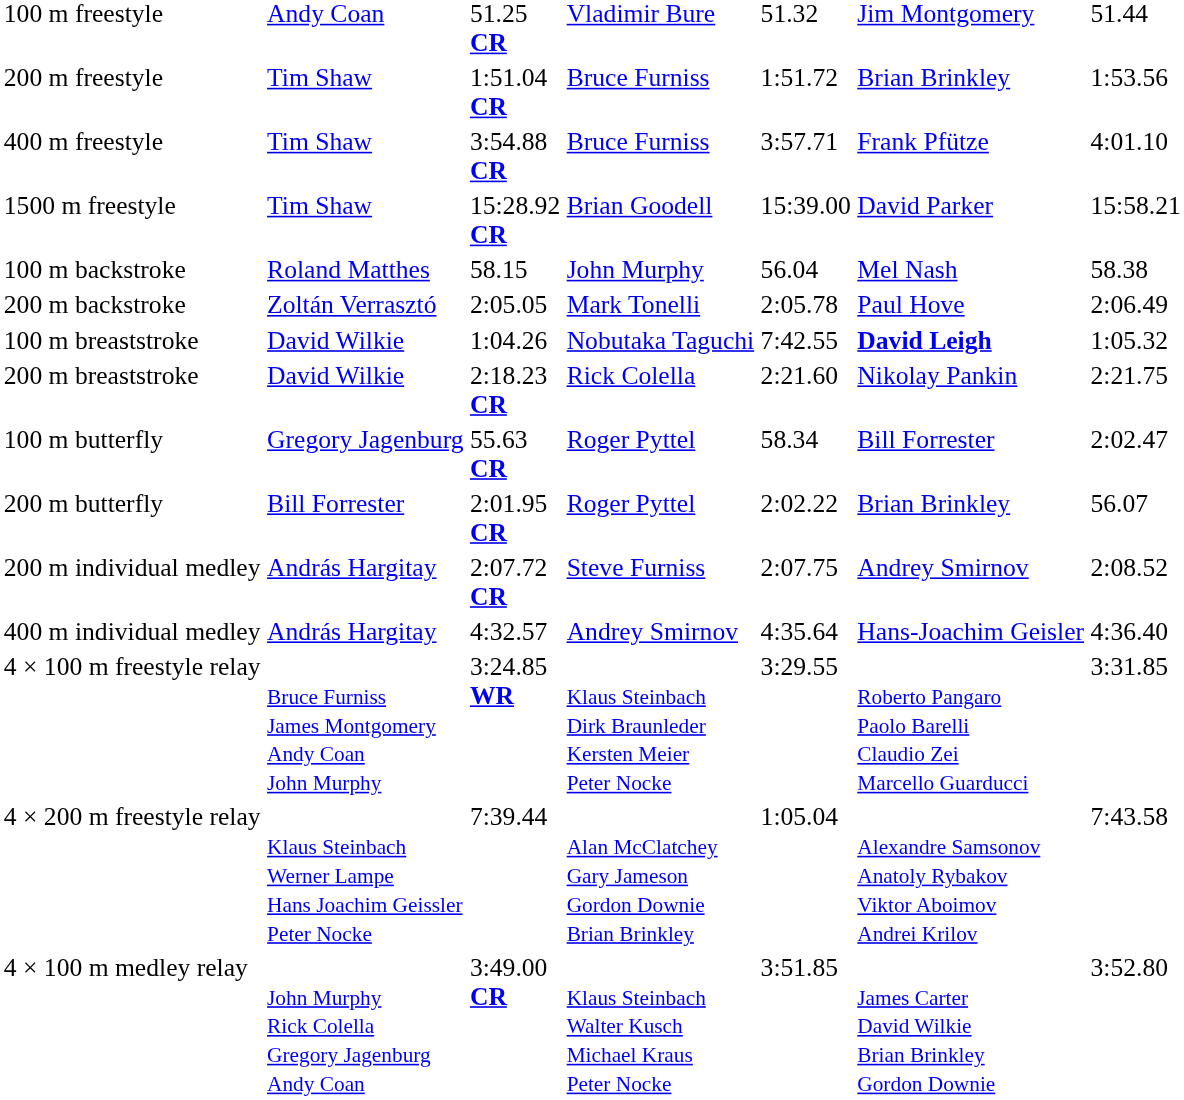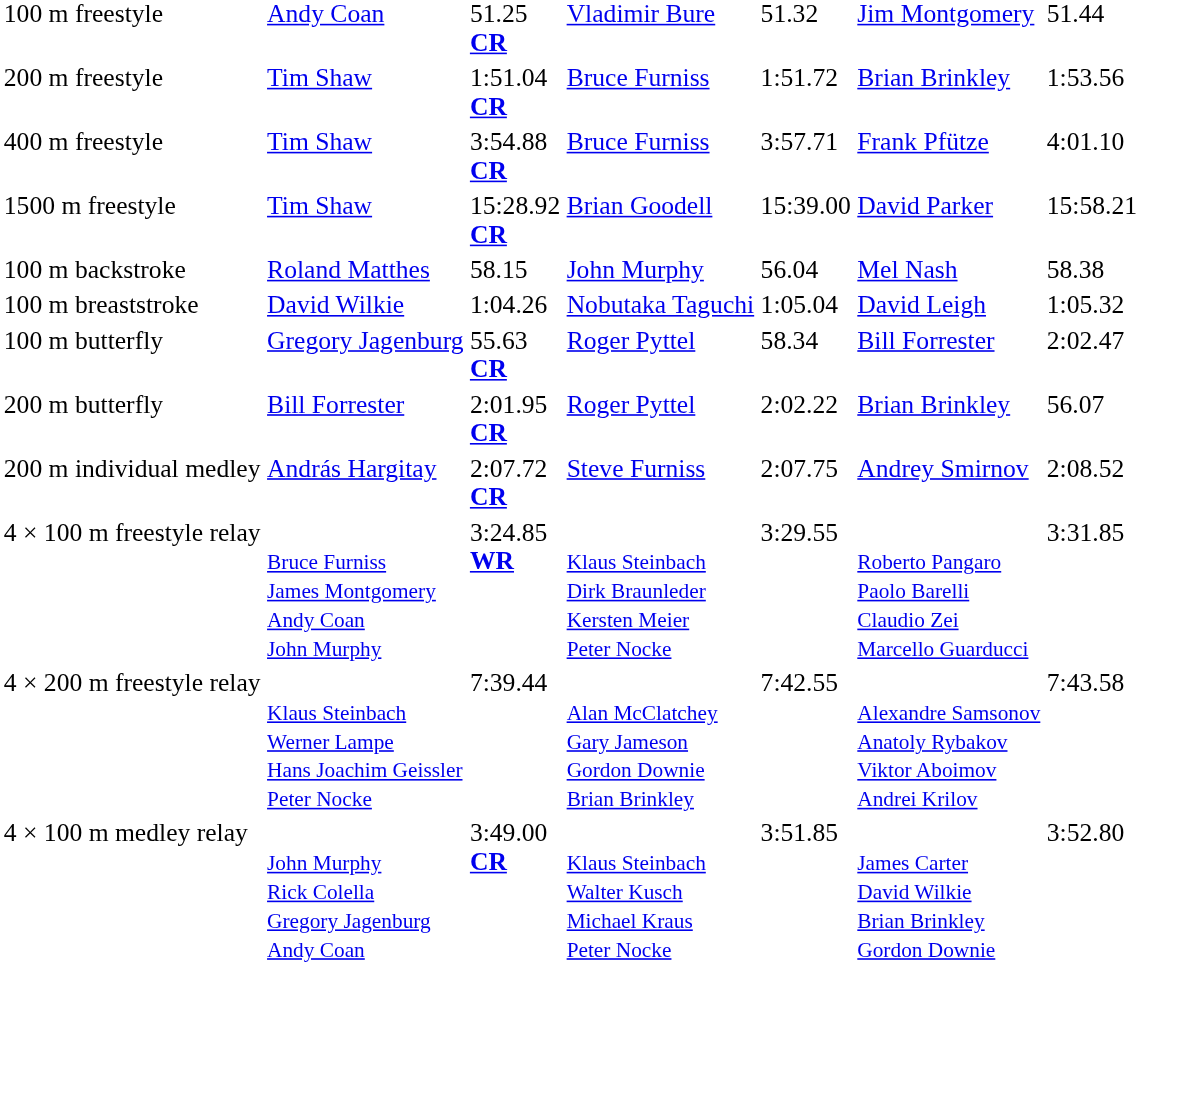- row: (95, 305)
(799, 340) 7:42.55 -> (799, 305) 1:05.04
(925, 340) bold -> (922, 305) normal
- row: (101, 375)
- row: (132, 631)
(799, 817) 1:05.04 -> (799, 682) 7:42.55
